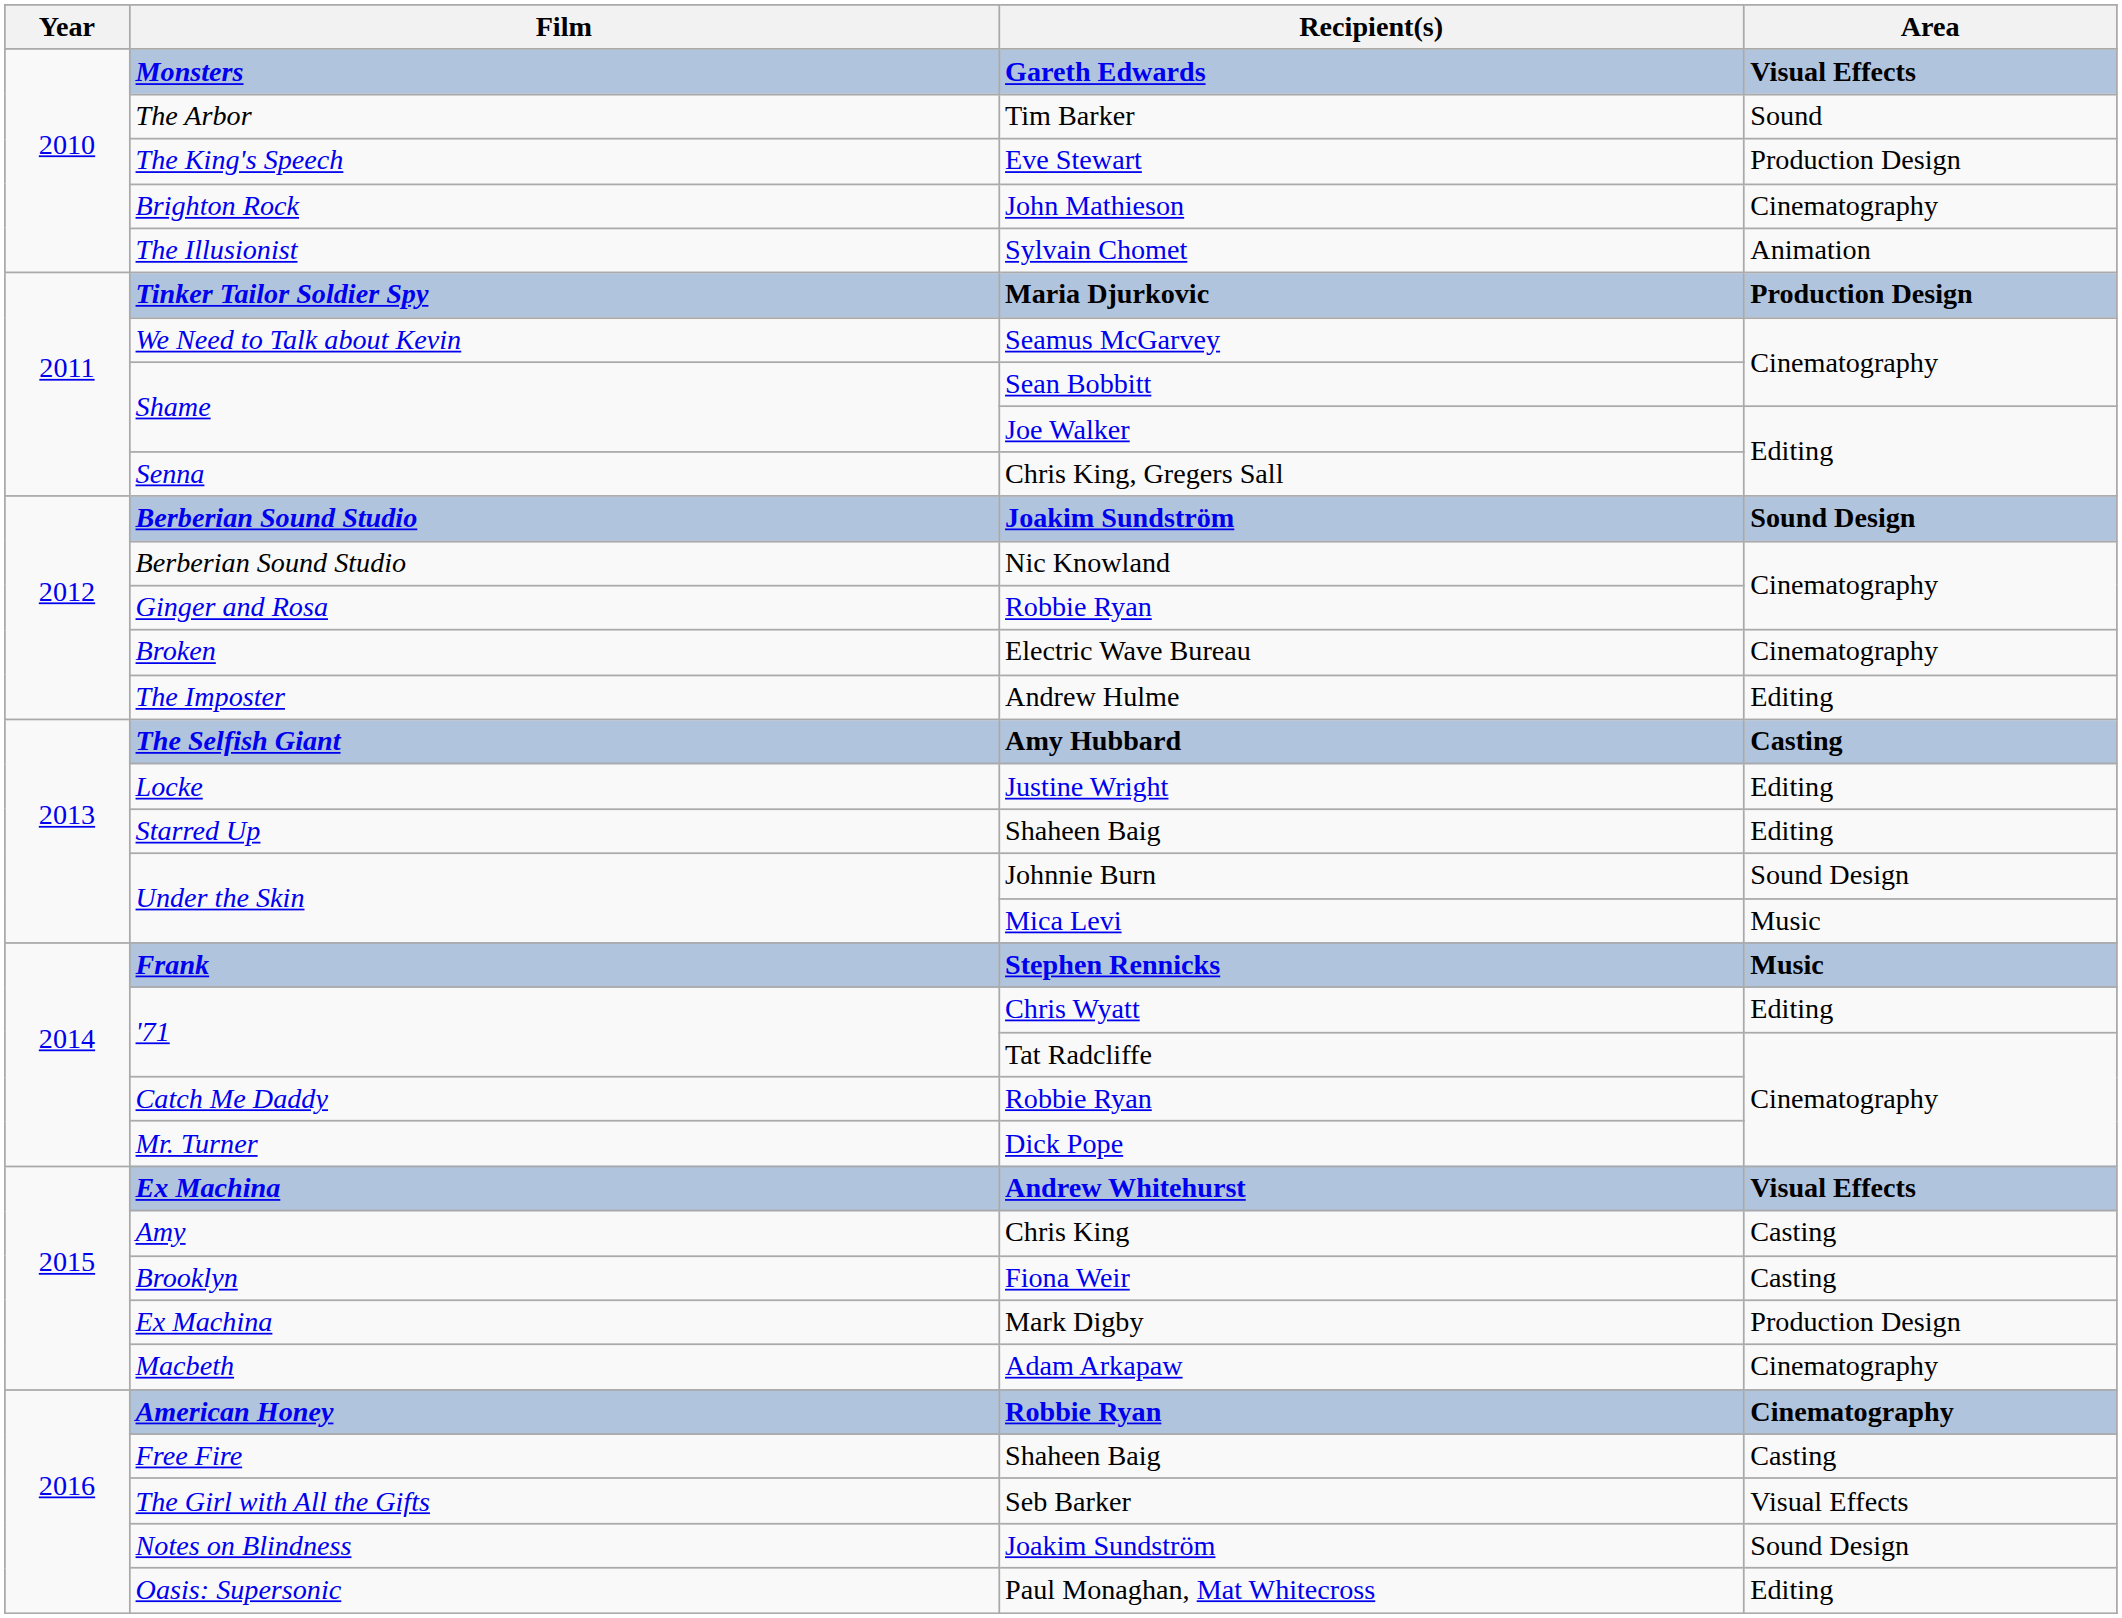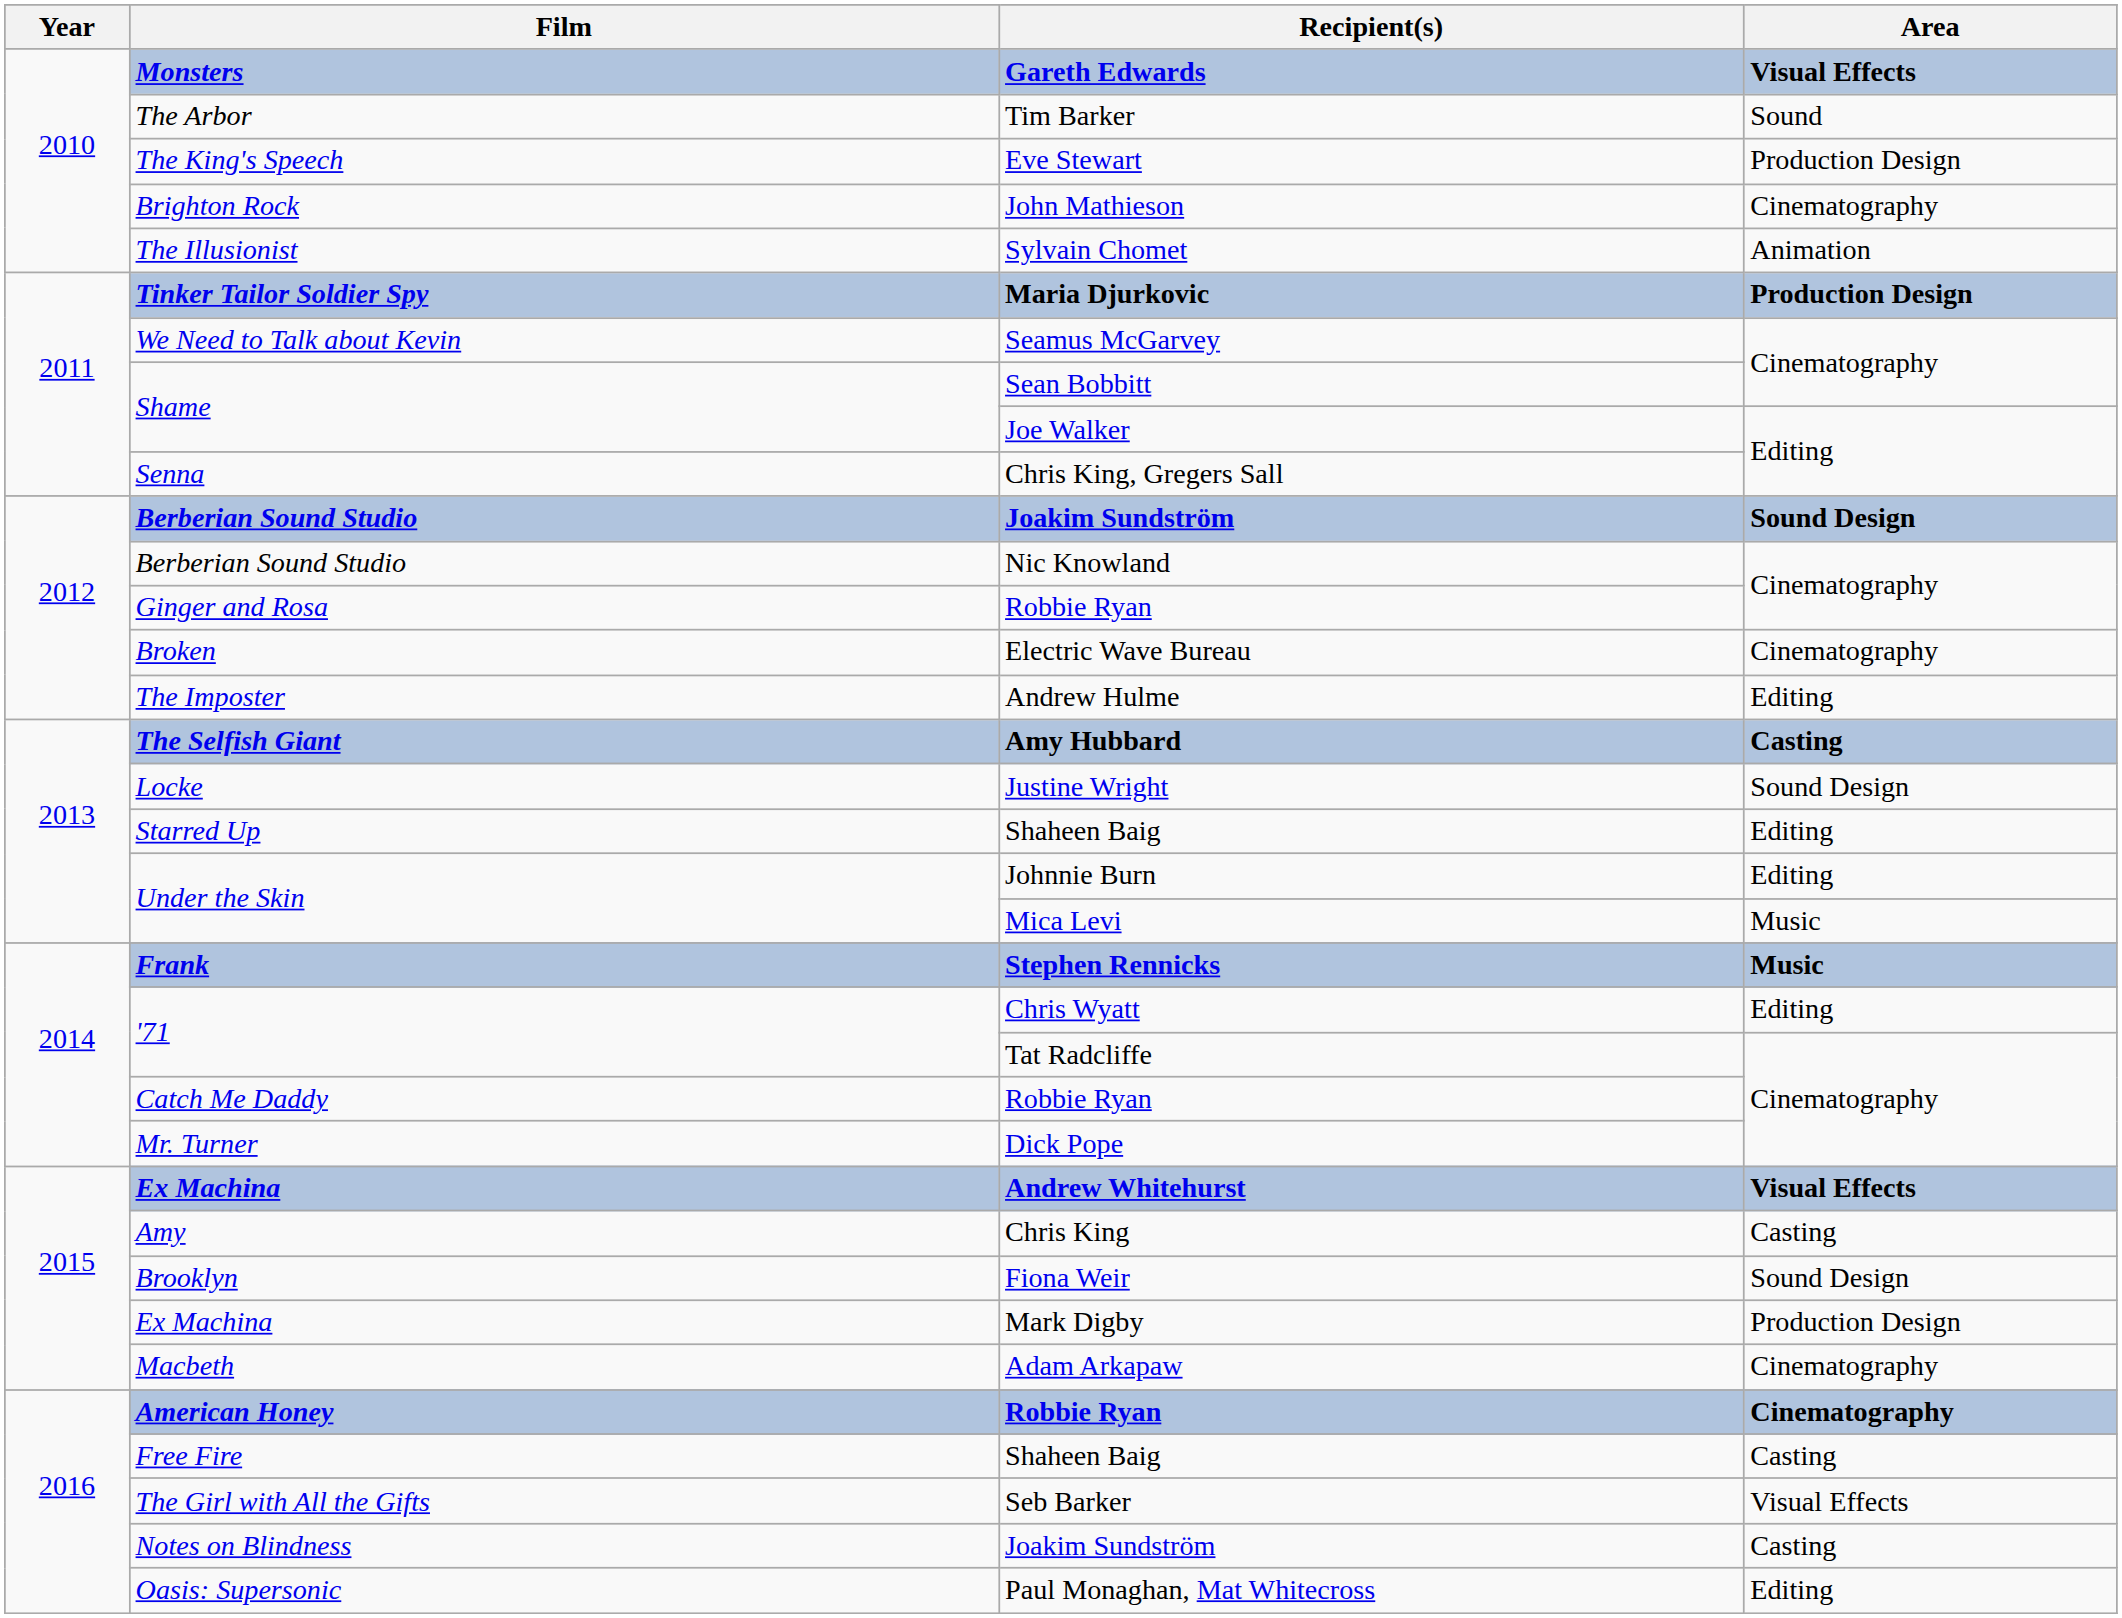(1792, 786) Editing -> (1830, 786) Sound Design
(1830, 875) Sound Design -> (1792, 875) Editing
(1793, 1277) Casting -> (1830, 1277) Sound Design
(1830, 1545) Sound Design -> (1793, 1545) Casting
